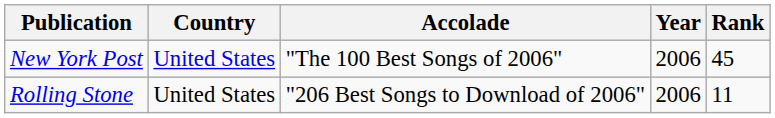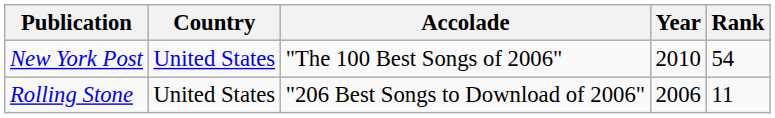(678, 58) 2006 -> (678, 58) 2010
(723, 58) 45 -> (723, 58) 54
